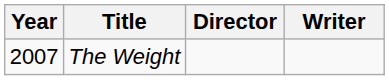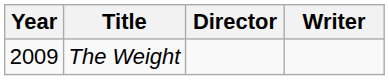(34, 56) 2007 -> (34, 56) 2009
